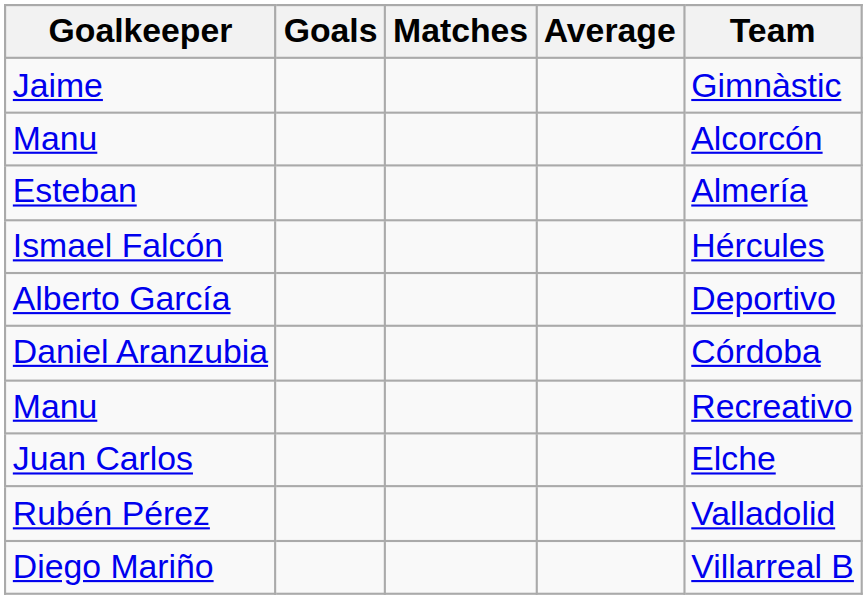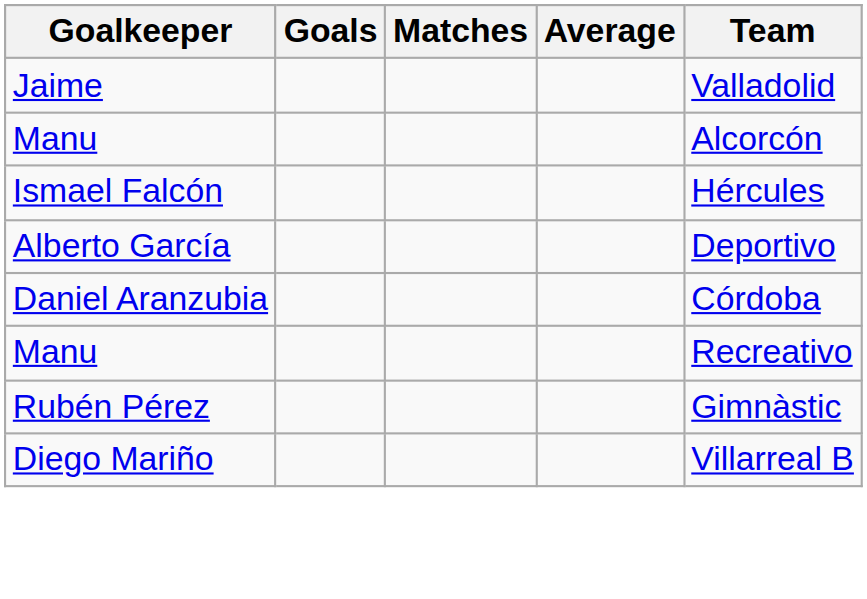(766, 84) Gimnàstic -> (763, 84) Valladolid
- row: (75, 191)
- row: (103, 459)
(763, 513) Valladolid -> (766, 406) Gimnàstic
